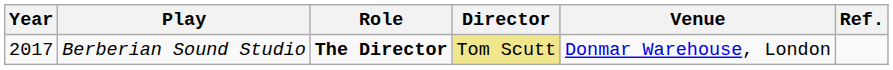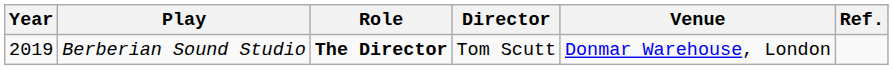(31, 50) 2017 -> (31, 50) 2019
(506, 50) khaki background -> (506, 50) no background
